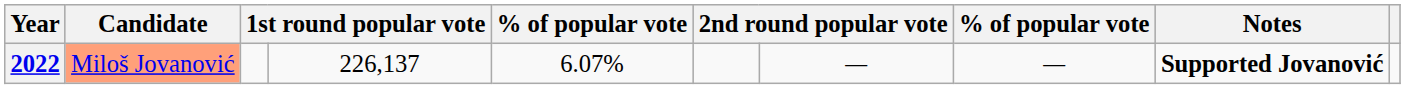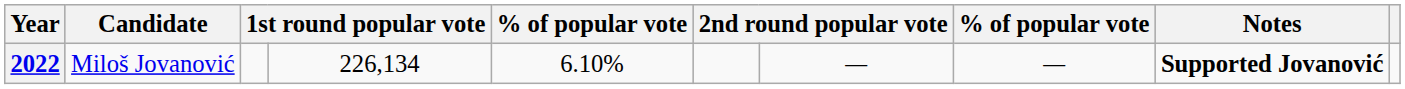(153, 63) lightsalmon background -> (153, 63) no background
(380, 63) 226,137 -> (380, 63) 226,134
(592, 63) 6.07% -> (592, 63) 6.10%
